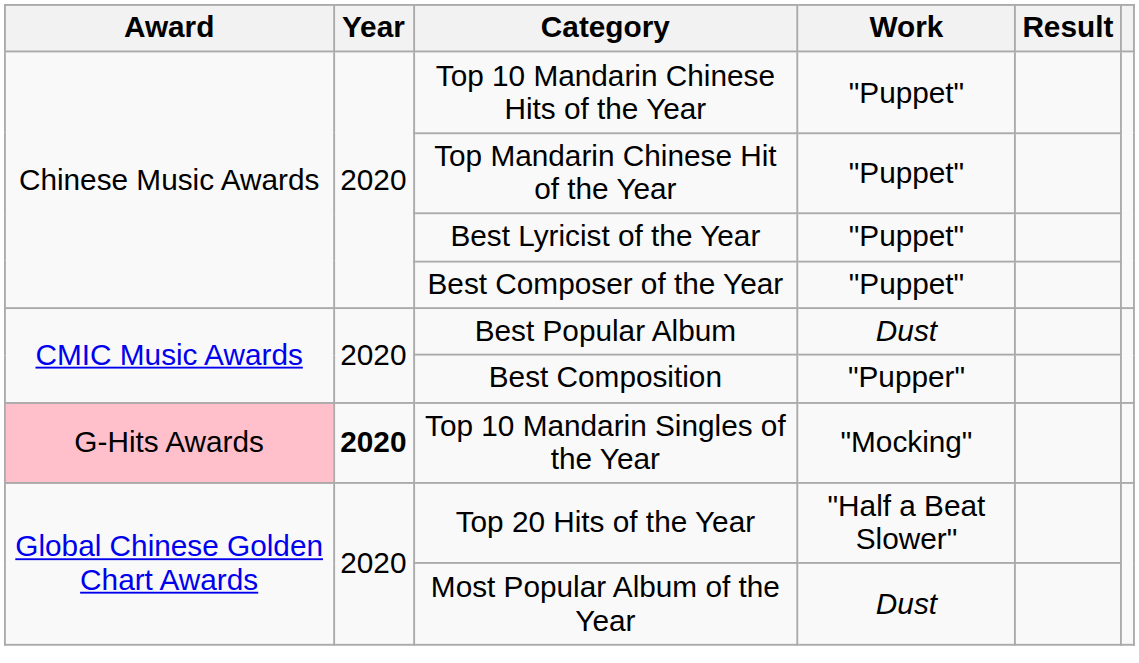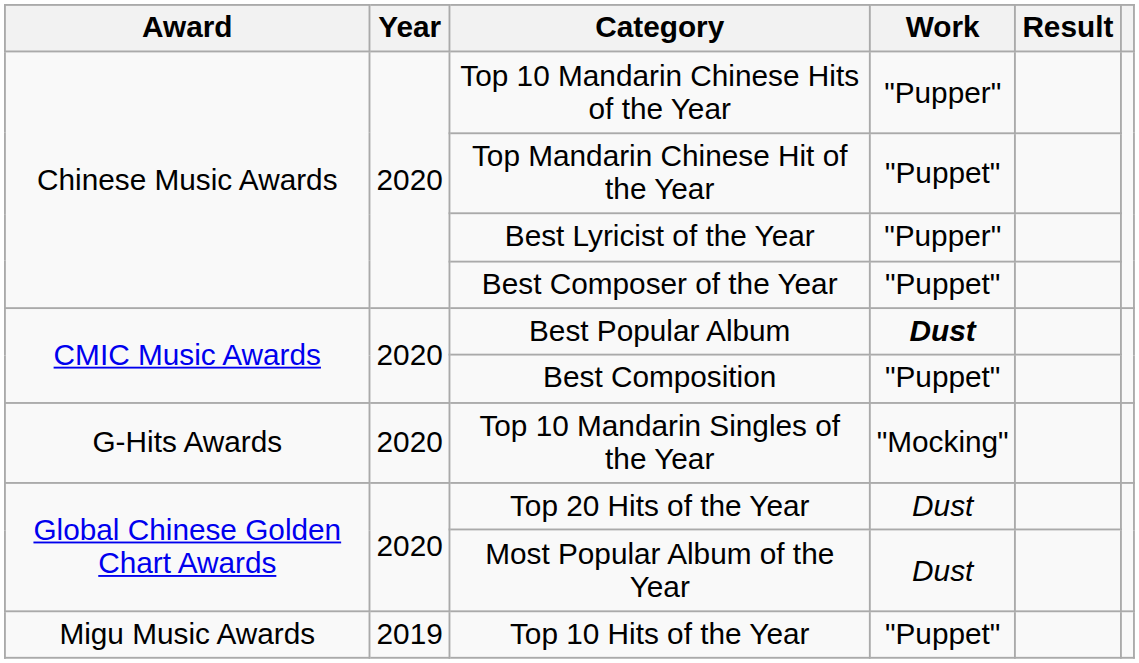(906, 92) "Puppet" -> (943, 92) "Pupper"
(906, 236) "Puppet" -> (943, 236) "Pupper"
(906, 331) normal -> (943, 331) bold
(906, 378) "Pupper" -> (943, 378) "Puppet"
(169, 442) pink background -> (187, 442) no background
(373, 442) bold -> (410, 442) normal
(906, 522) "Half a Beat Slower" -> (943, 506) Dust
+ row: (660, 633)
